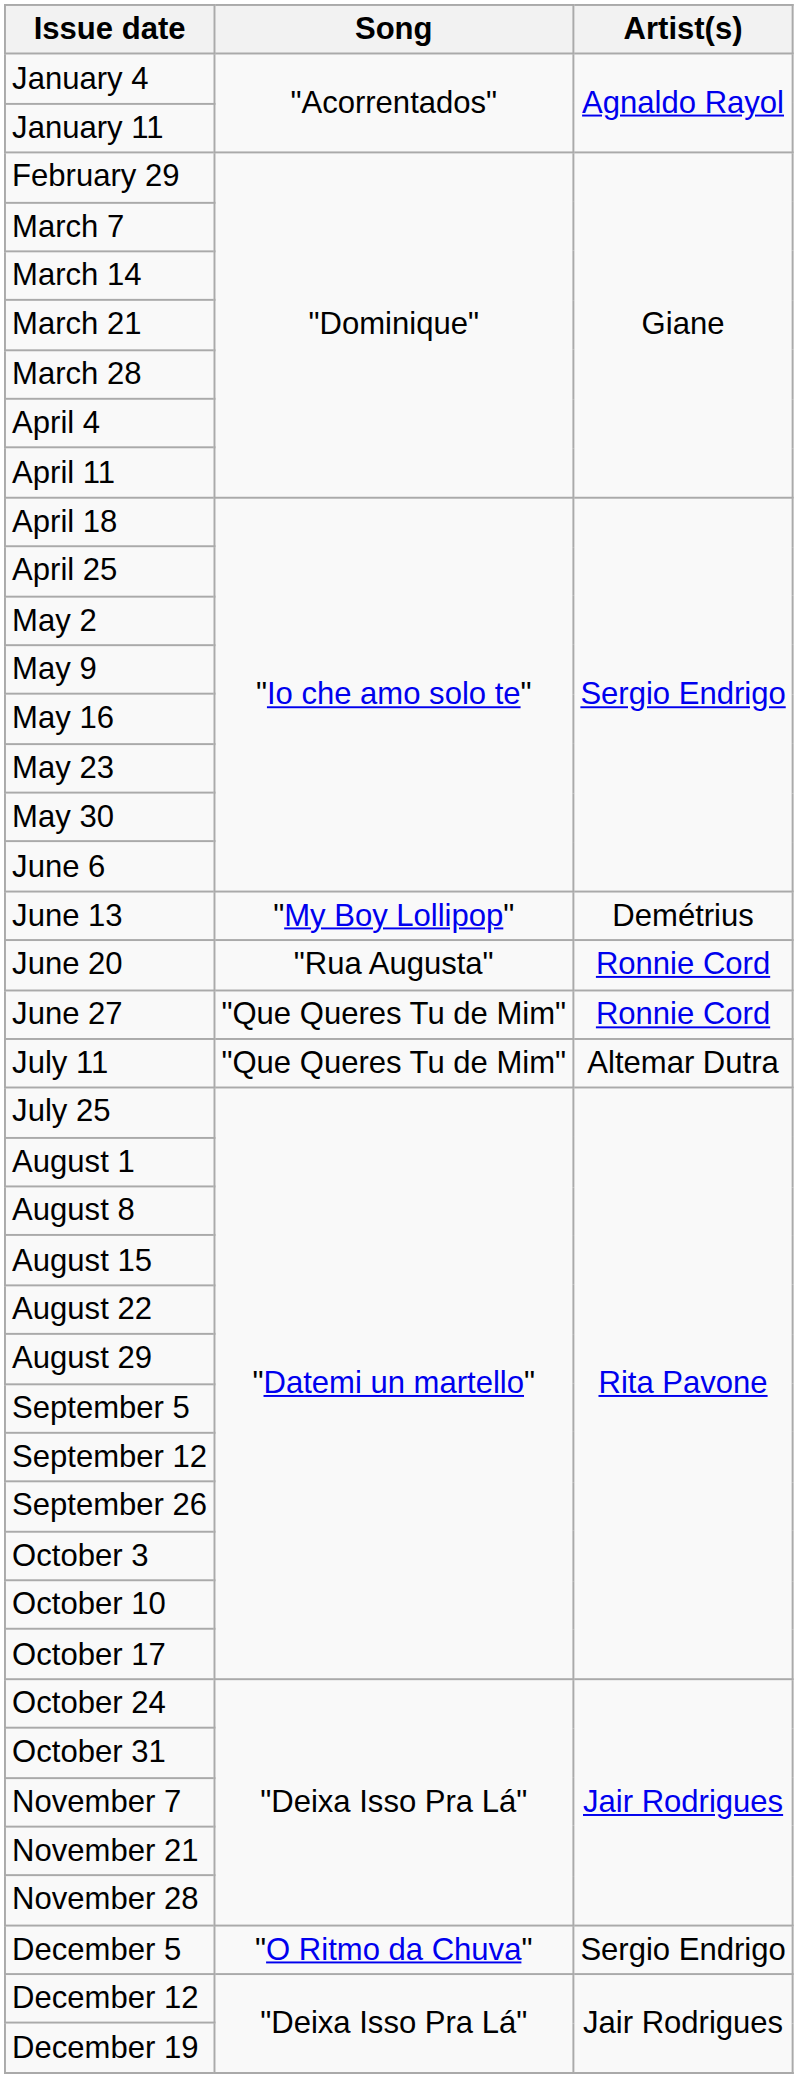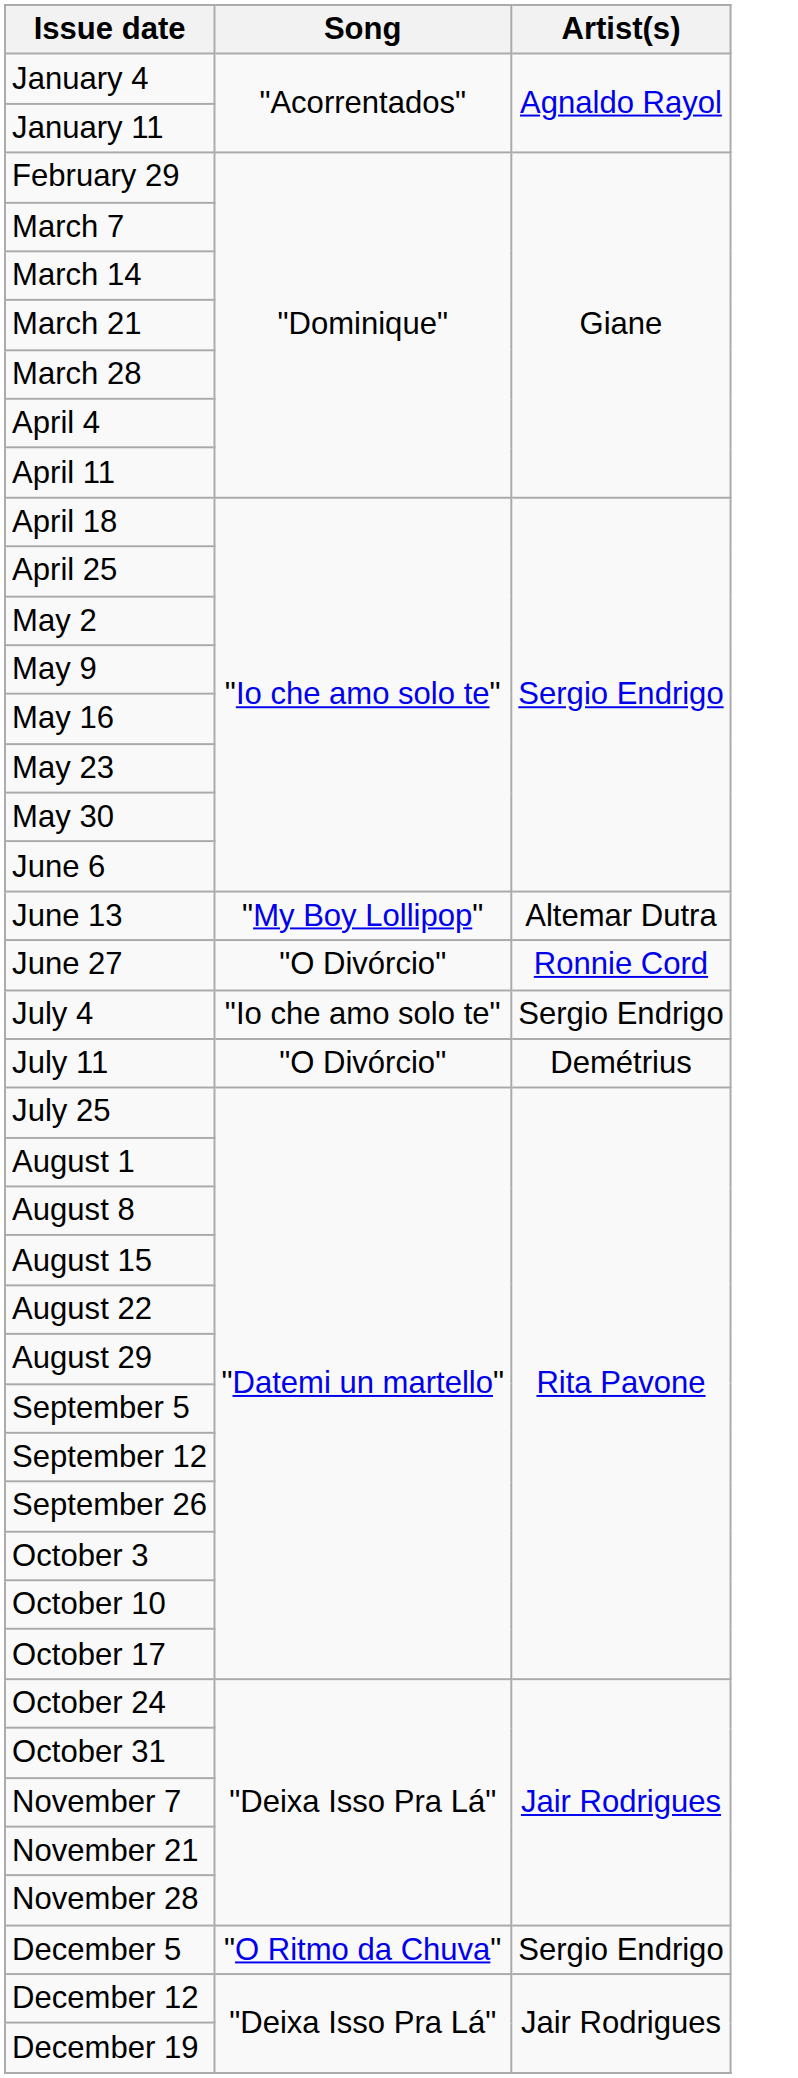(683, 915) Demétrius -> (621, 915) Altemar Dutra
- row: (67, 964)
(394, 1013) "Que Queres Tu de Mim" -> (363, 964) "O Divórcio"
+ row: (53, 1013)
(394, 1062) "Que Queres Tu de Mim" -> (363, 1062) "O Divórcio"
(683, 1062) Altemar Dutra -> (621, 1062) Demétrius
